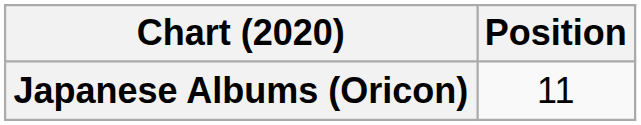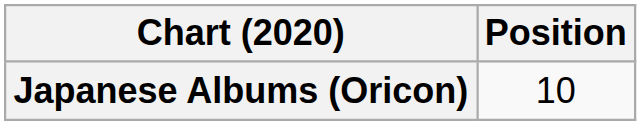(556, 90) 11 -> (556, 90) 10
